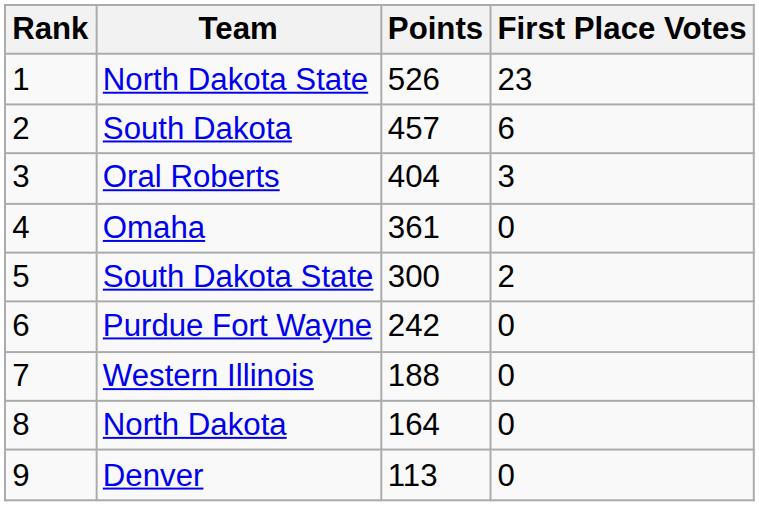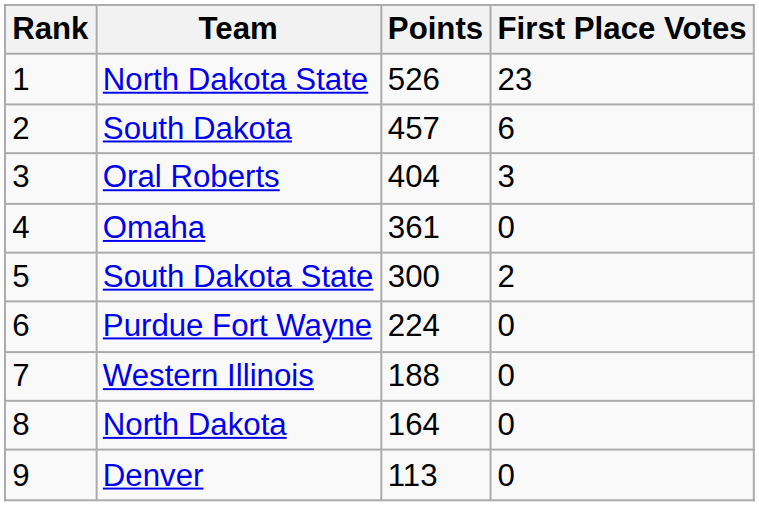(414, 326) 242 -> (414, 326) 224
